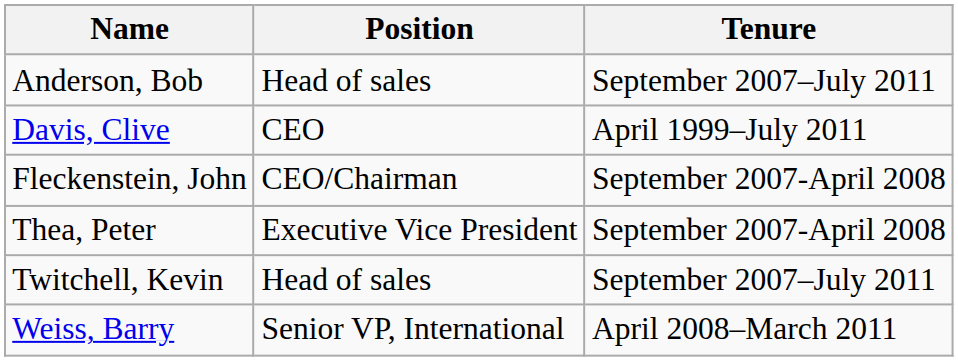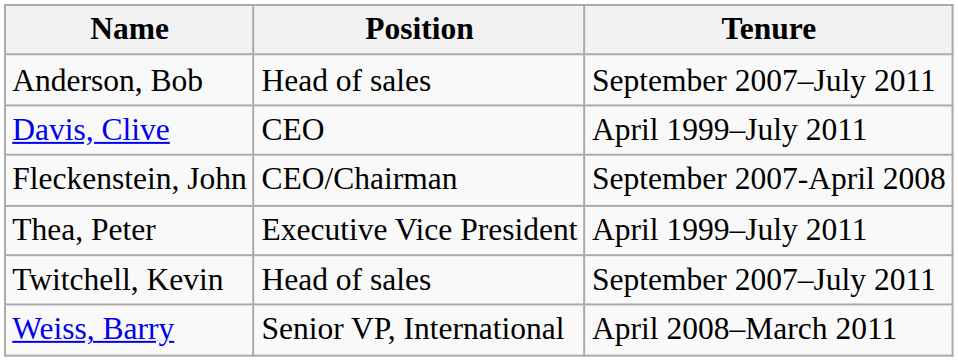(769, 229) September 2007-April 2008 -> (730, 229) April 1999–July 2011
